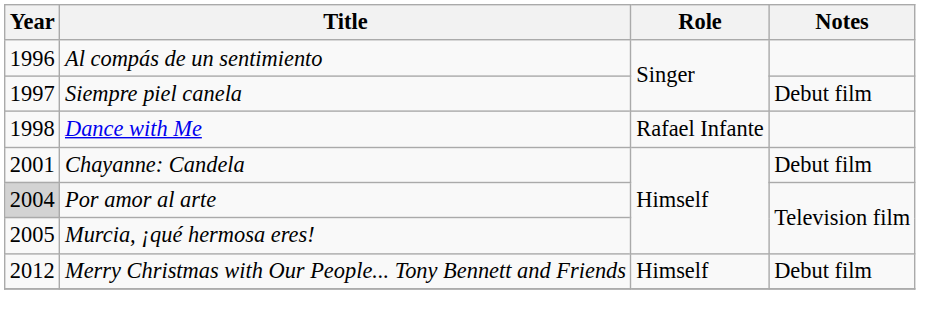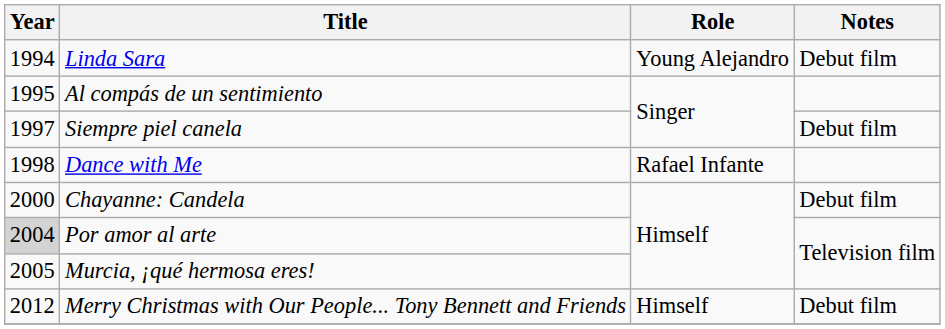+ row: (115, 57)
(32, 57) 1996 -> (32, 93) 1995
(32, 164) 2001 -> (32, 199) 2000
